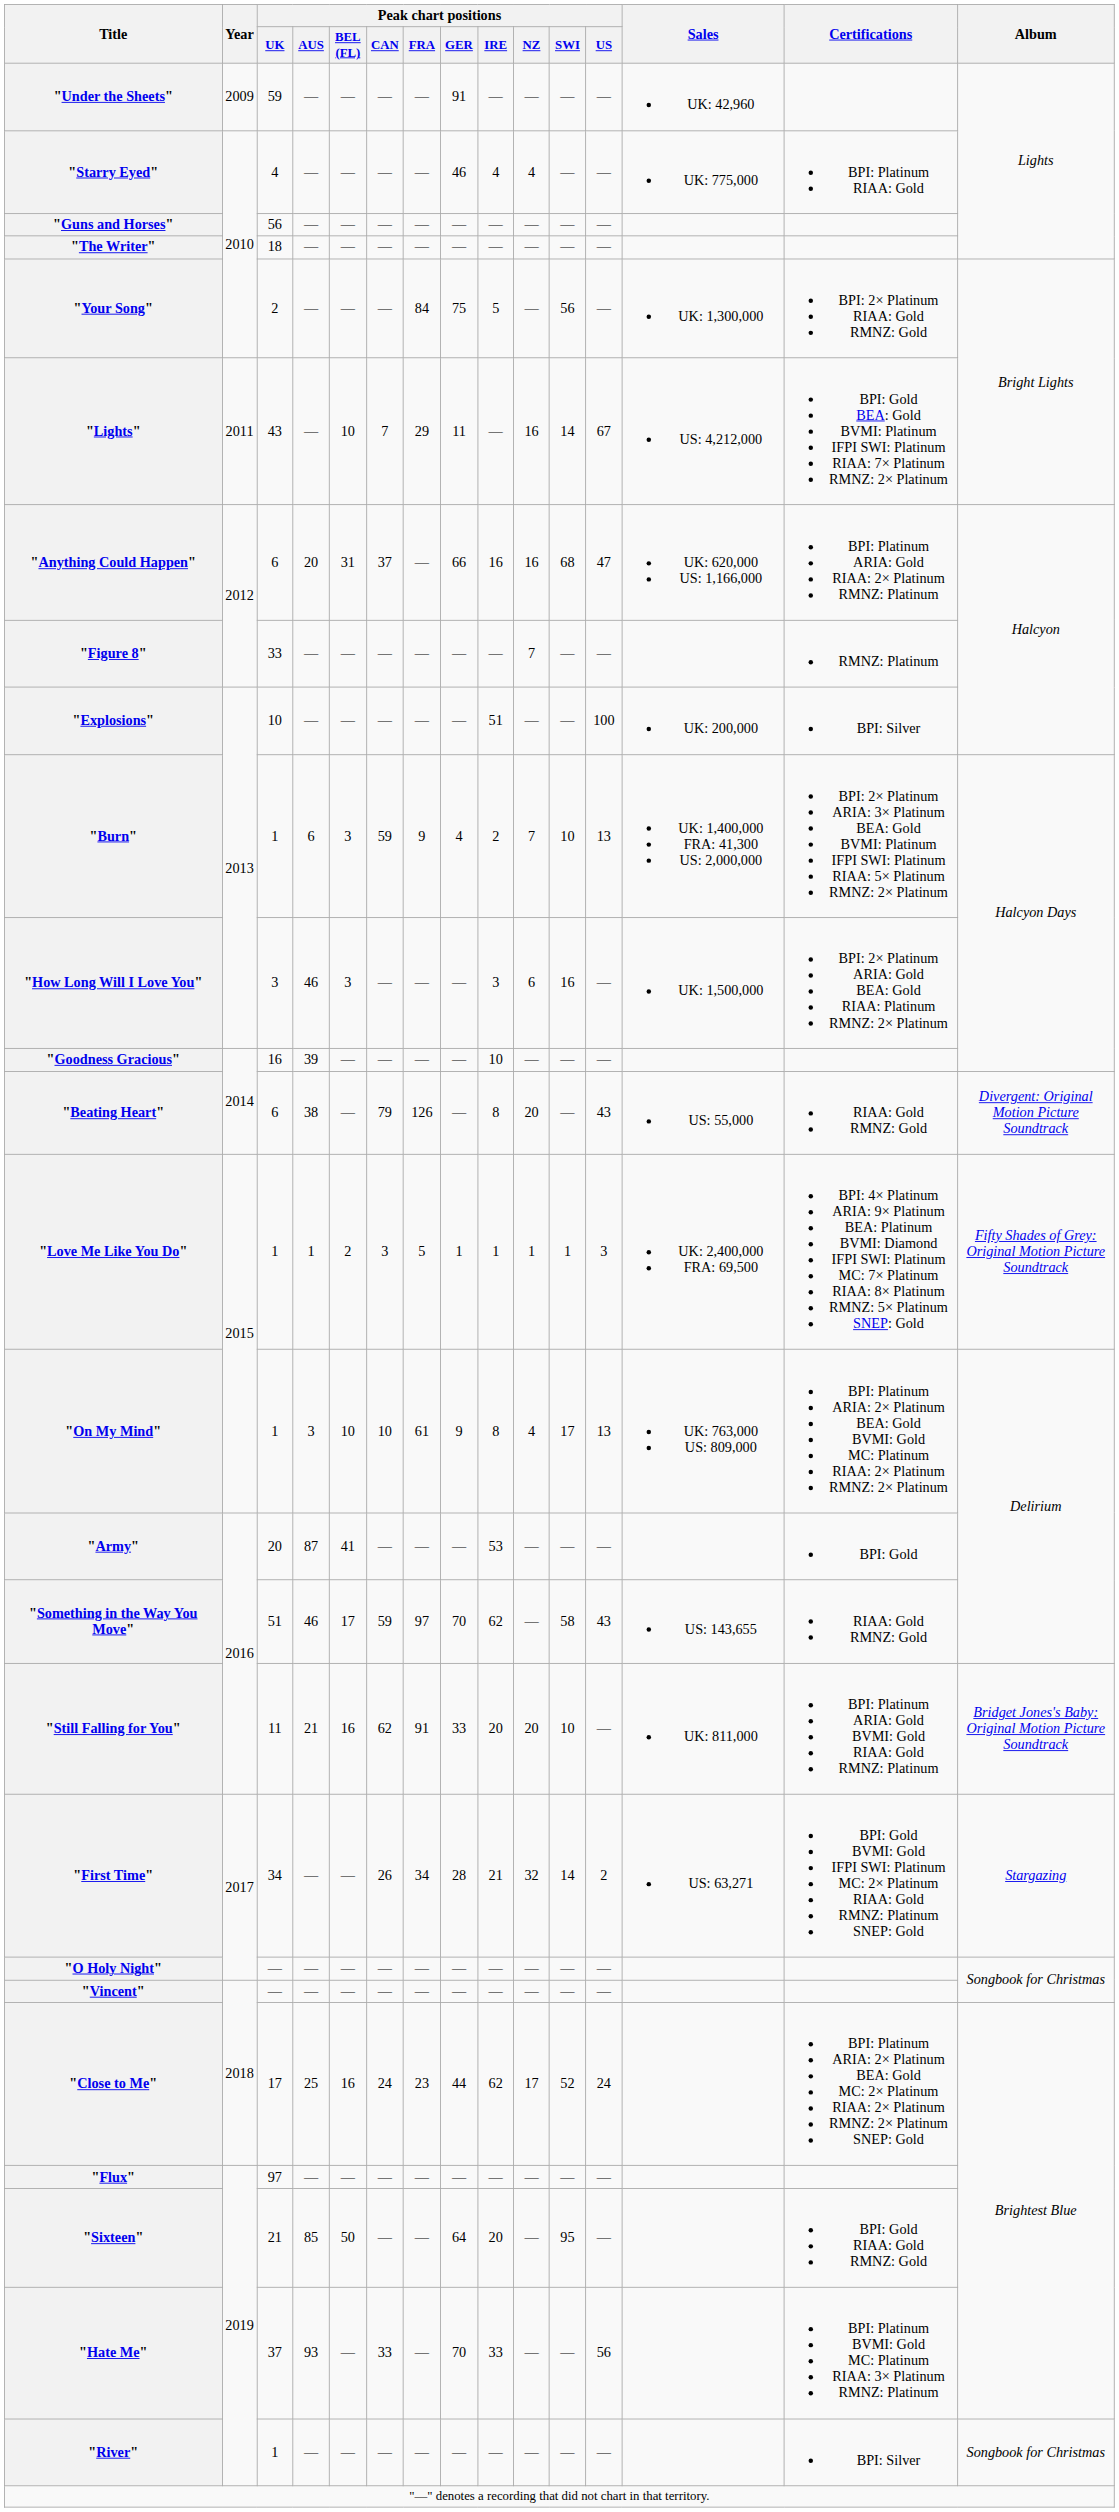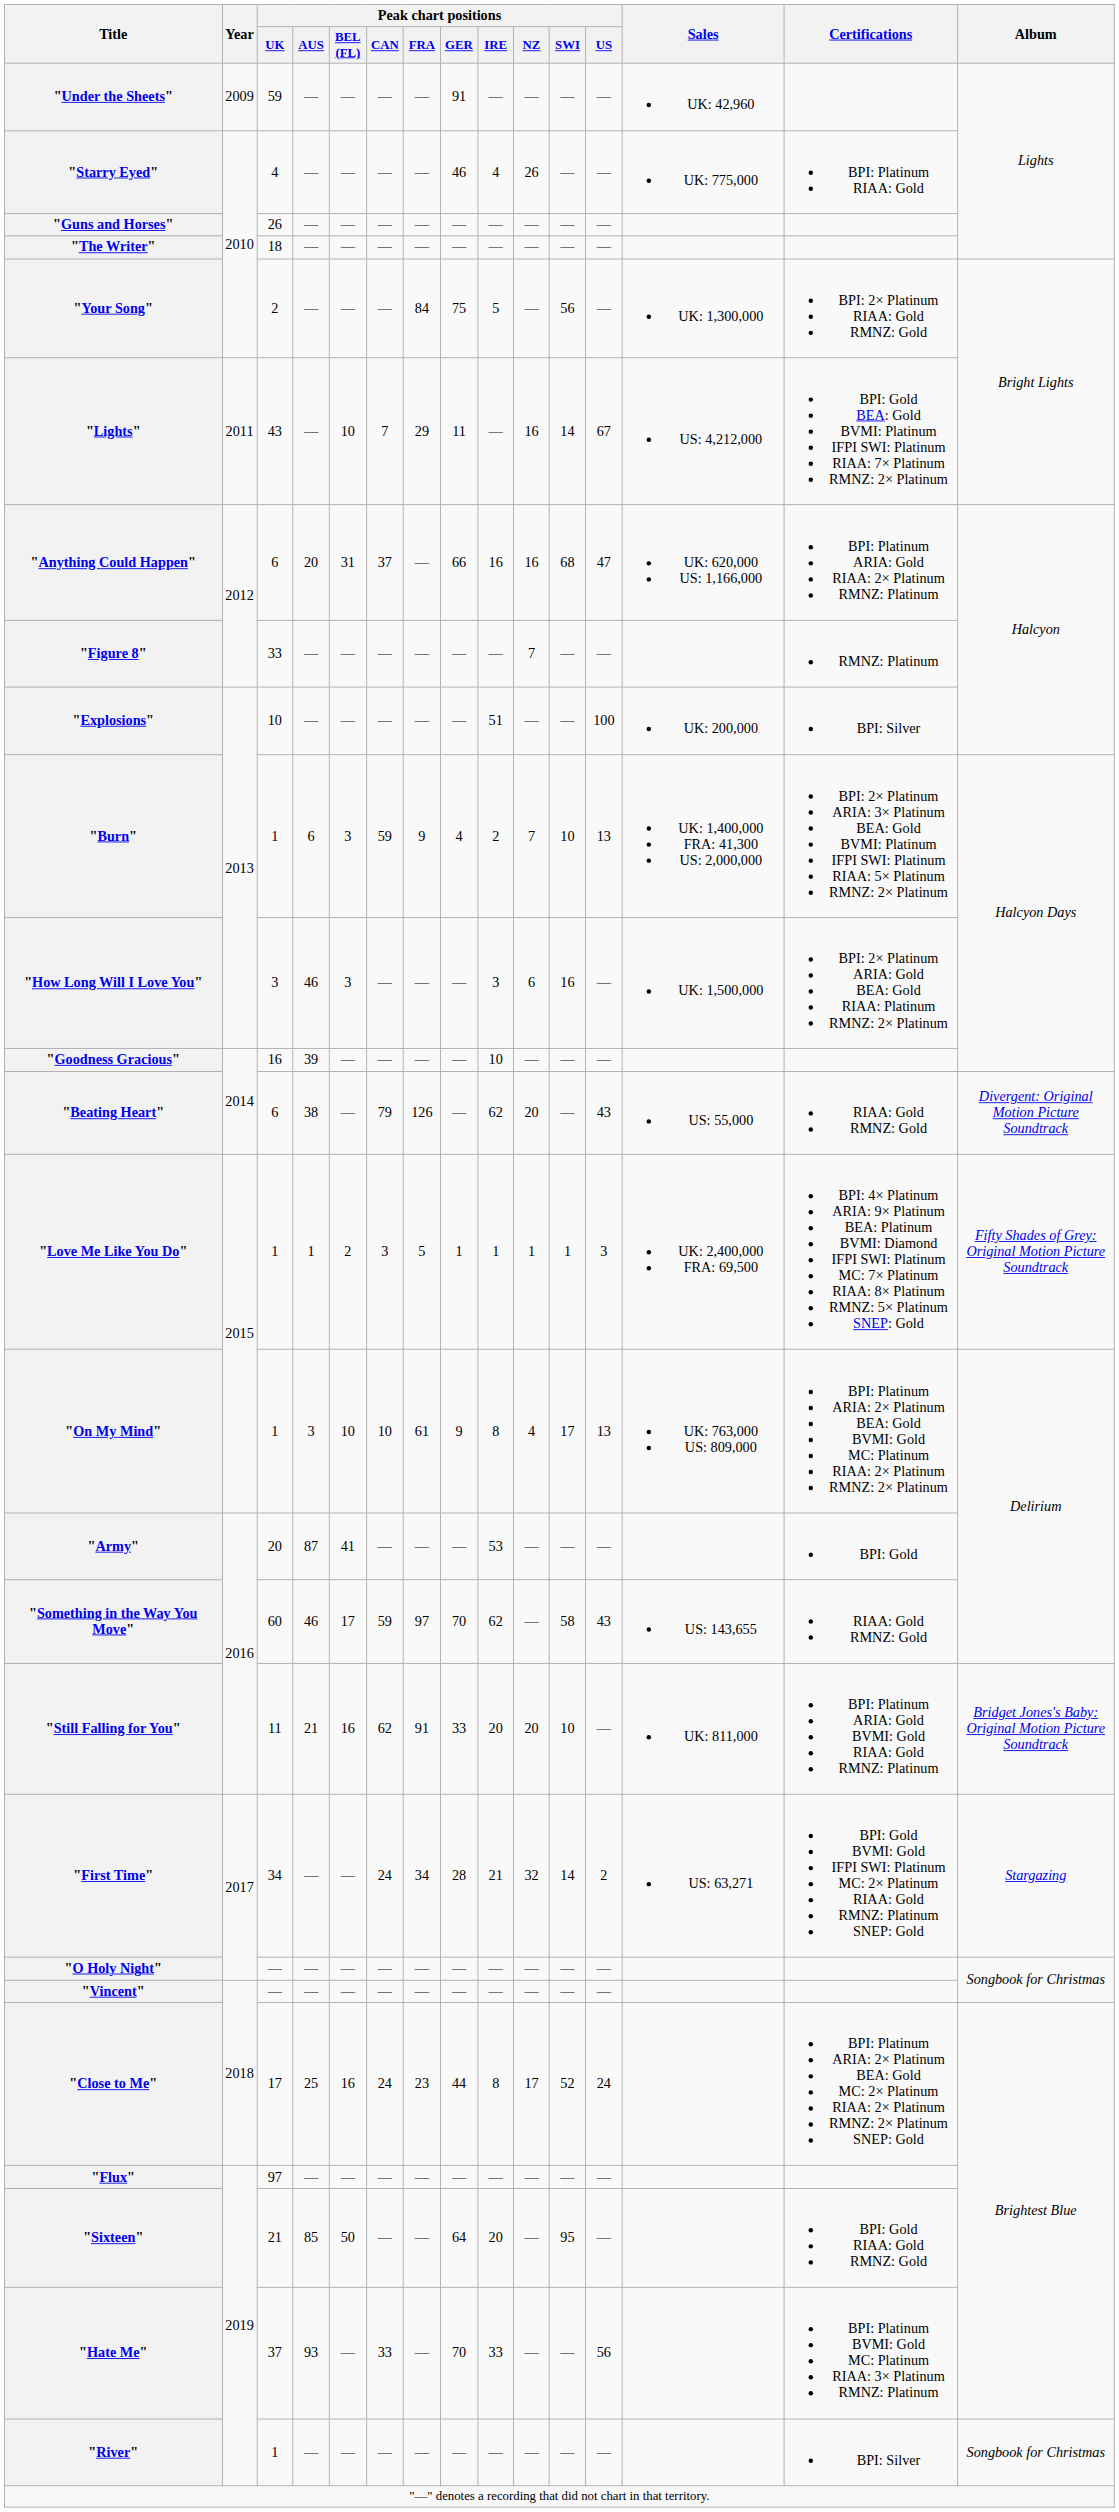(532, 171) 4 -> (532, 171) 26
(275, 224) 56 -> (275, 224) 26
(496, 1112) 8 -> (496, 1112) 62
(275, 1621) 51 -> (275, 1621) 60
(385, 1875) 26 -> (385, 1875) 24
(496, 2084) 62 -> (496, 2084) 8
